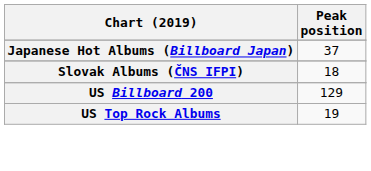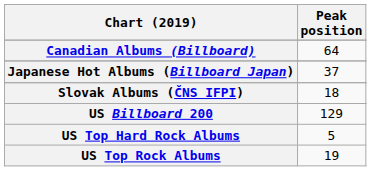+ row: (151, 51)
+ row: (151, 135)
